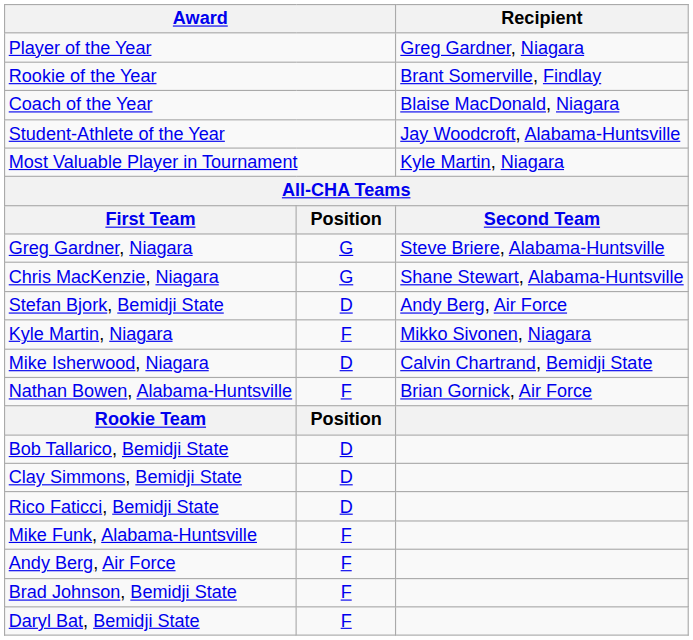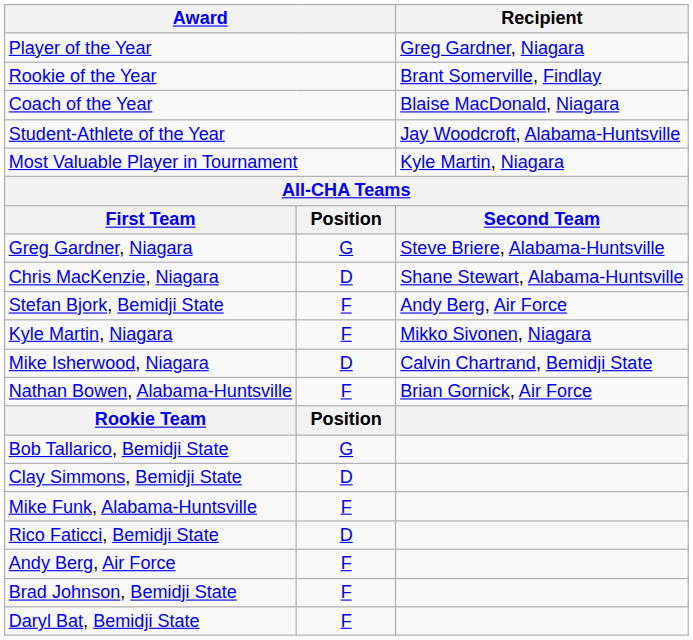(346, 276) G -> (346, 276) D
(346, 305) D -> (346, 305) F
(346, 448) D -> (346, 448) G
rows swapped: (114, 506) <-> (133, 534)
